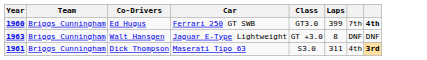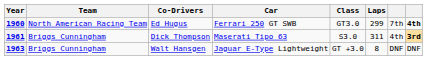(67, 23) Briggs Cunningham -> (88, 23) North American Racing Team
(336, 23) 399 -> (377, 23) 299
rows swapped: (15, 49) <-> (15, 36)
